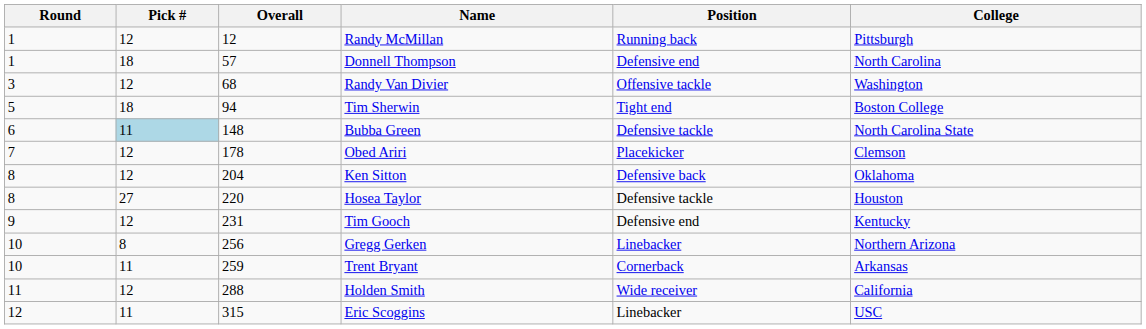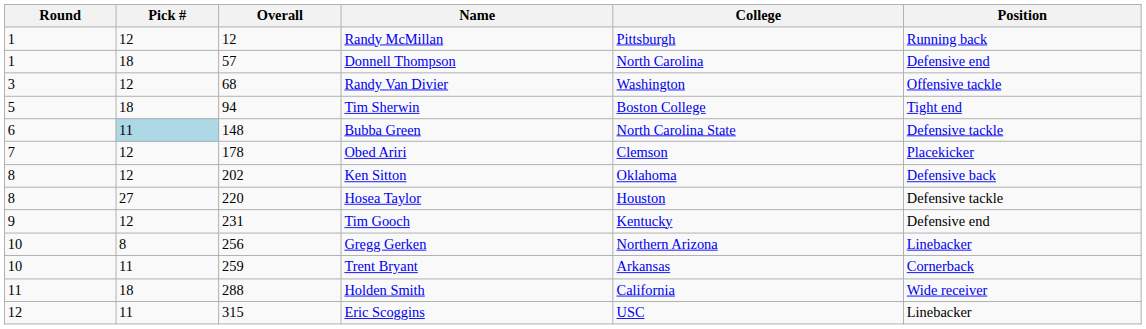columns swapped: (732, 15) <-> (996, 15)
(233, 175) 204 -> (233, 175) 202
(126, 289) 12 -> (126, 289) 18
